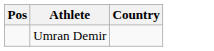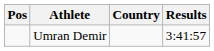+ column: (186, 14)
